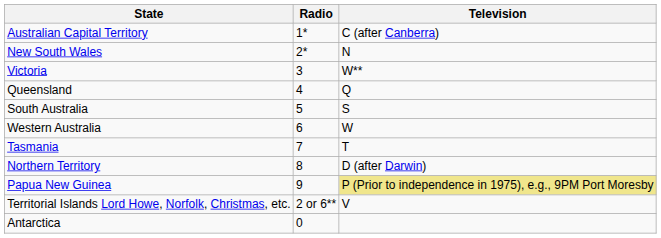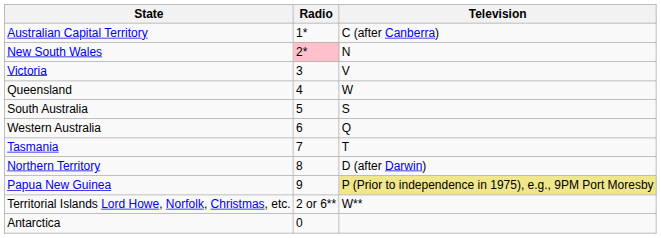(302, 52) no background -> (302, 52) pink background
(352, 71) W** -> (346, 71) V
(346, 90) Q -> (347, 90) W
(347, 128) W -> (346, 128) Q
(346, 204) V -> (352, 204) W**
